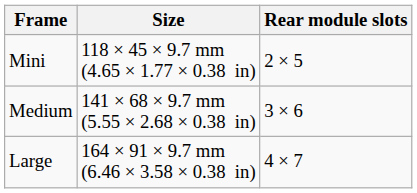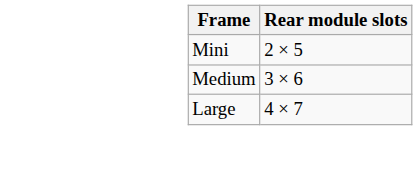- column: (168, 20)
